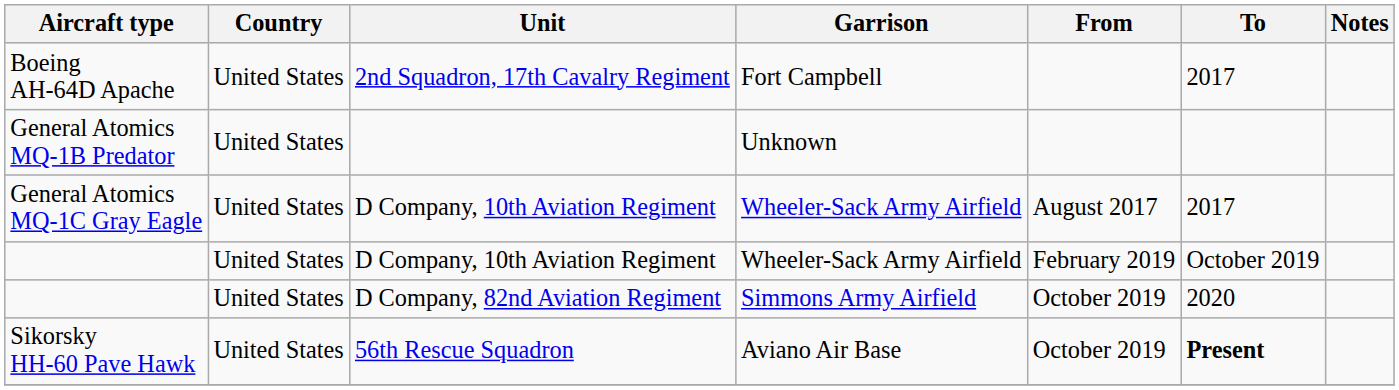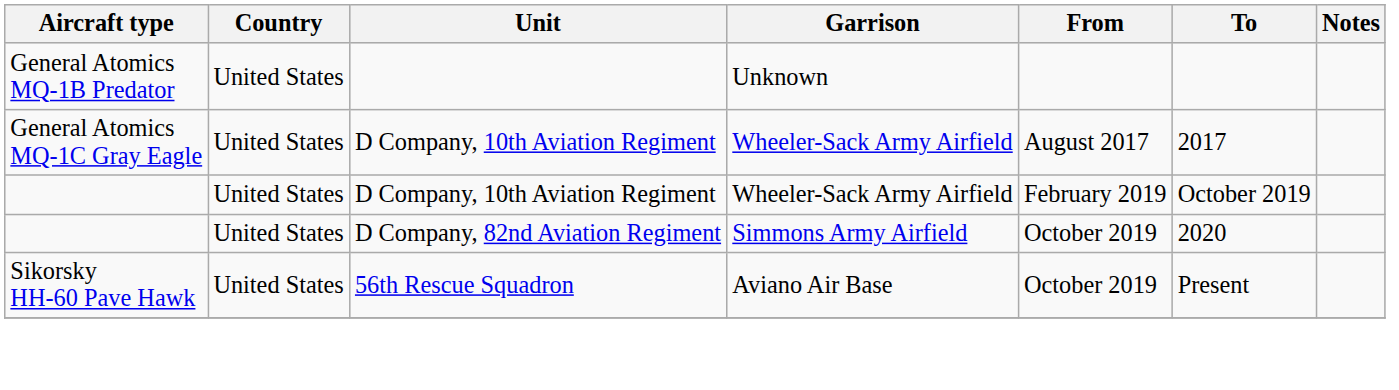- row: (92, 76)
(1225, 350) bold -> (1213, 285) normal
